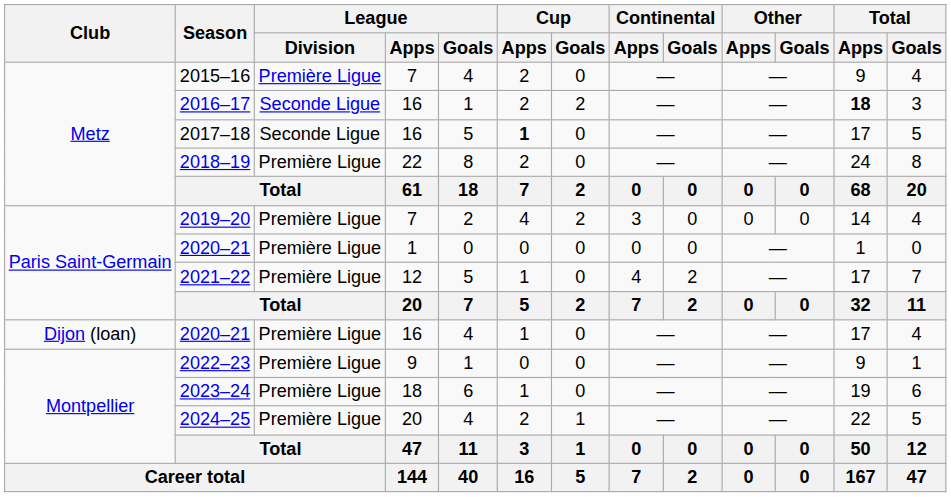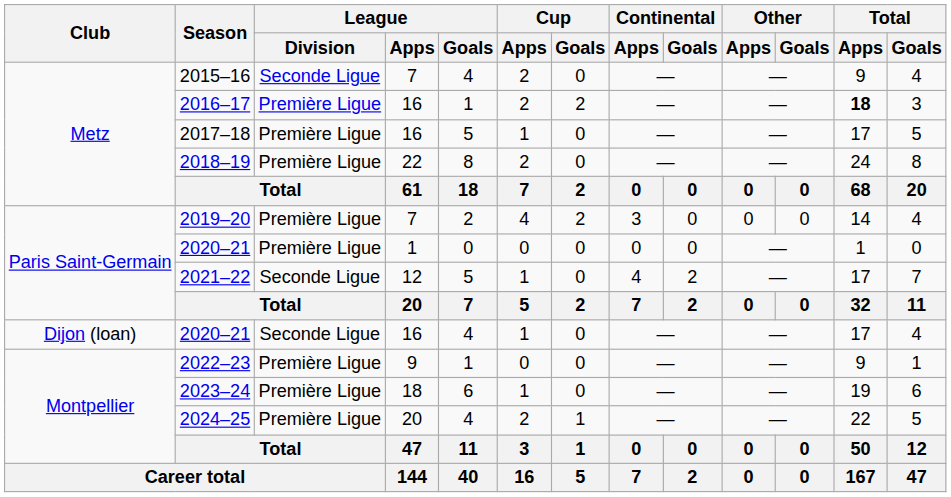(320, 76) Première Ligue -> (320, 76) Seconde Ligue
(320, 104) Seconde Ligue -> (320, 104) Première Ligue
(320, 133) Seconde Ligue -> (320, 133) Première Ligue
(524, 133) bold -> (524, 133) normal
(320, 276) Première Ligue -> (320, 276) Seconde Ligue
(320, 334) Première Ligue -> (320, 334) Seconde Ligue
